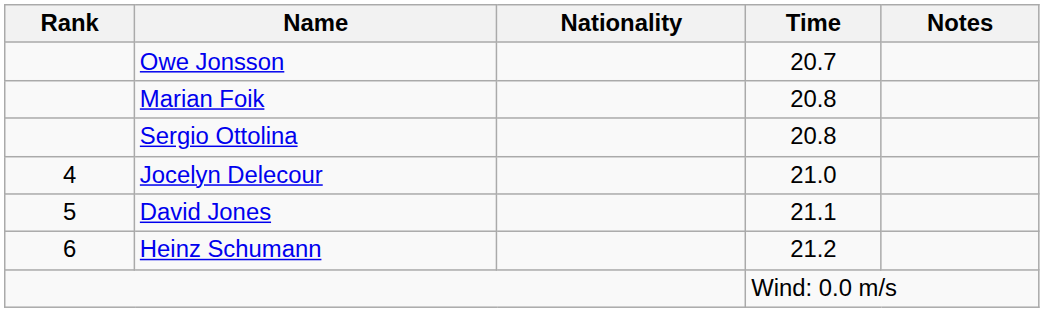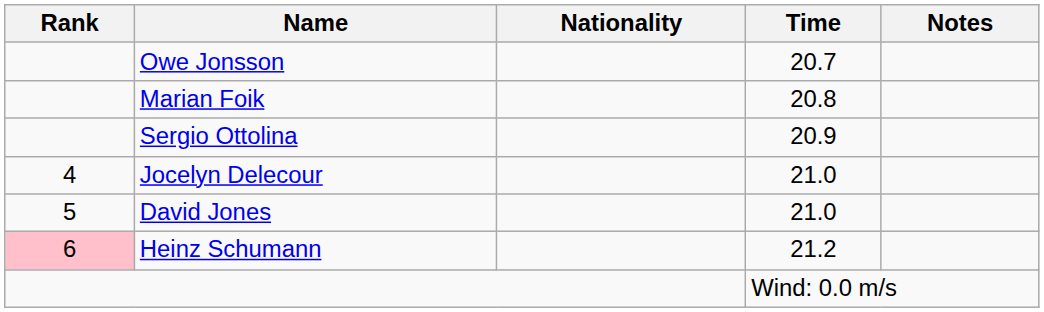(813, 136) 20.8 -> (813, 136) 20.9
(813, 212) 21.1 -> (813, 212) 21.0
(70, 250) no background -> (70, 250) pink background
